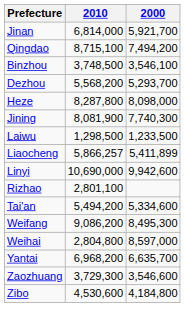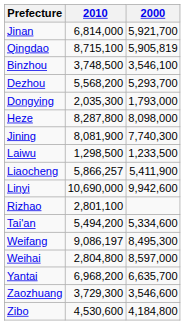(153, 49) 7,494,200 -> (153, 49) 5,905,819
+ row: (30, 101)
(153, 154) 5,411,899 -> (153, 171) 5,411,900
(98, 224) 9,086,200 -> (98, 241) 9,086,197
